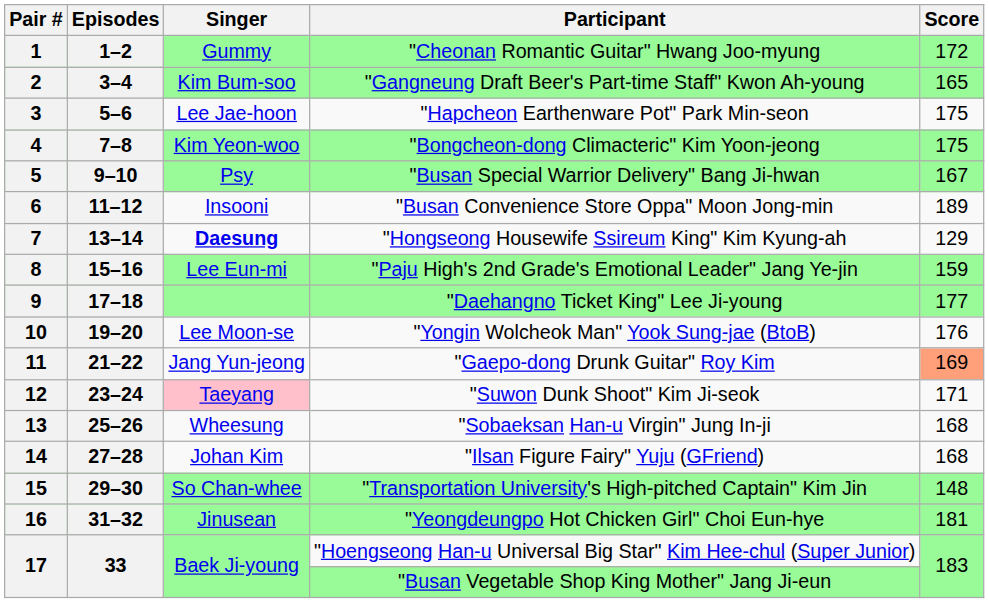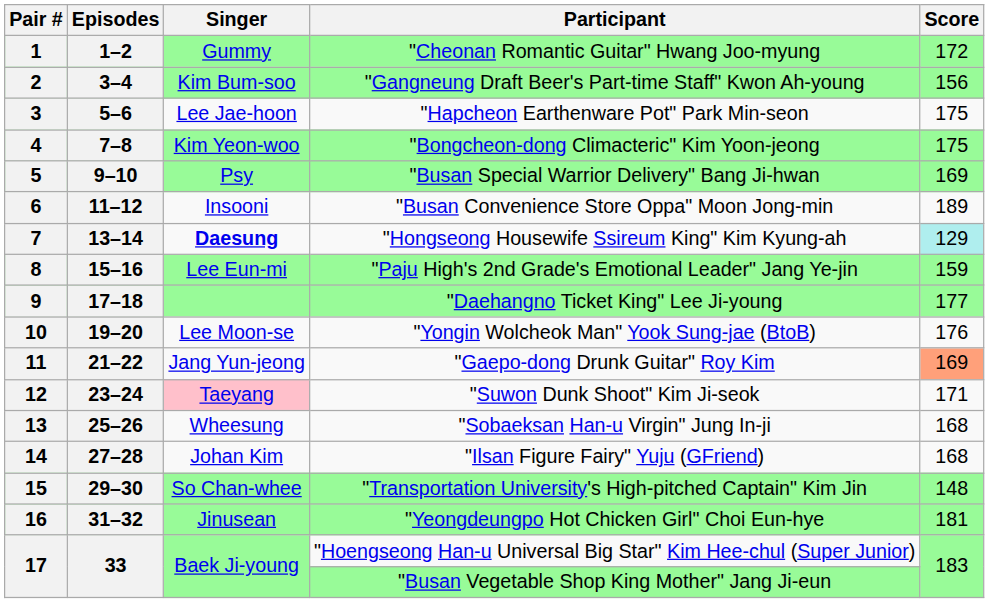(952, 82) 165 -> (952, 82) 156
(952, 176) 167 -> (952, 176) 169
(952, 238) no background -> (952, 238) paleturquoise background
